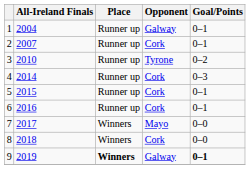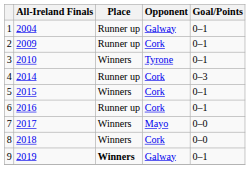(26, 44) 2007 -> (26, 44) 2009
(119, 60) Runner up -> (115, 60) Winners
(200, 60) 0–2 -> (200, 60) 0–1
(119, 92) Runner up -> (115, 92) Winners
(200, 156) bold -> (200, 156) normal
